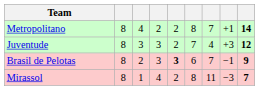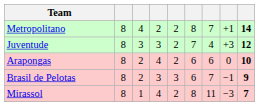+ row: (29, 61)
(176, 61) bold -> (176, 77) normal
